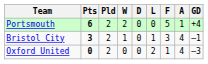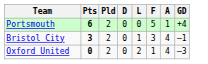- column: (125, 11)
